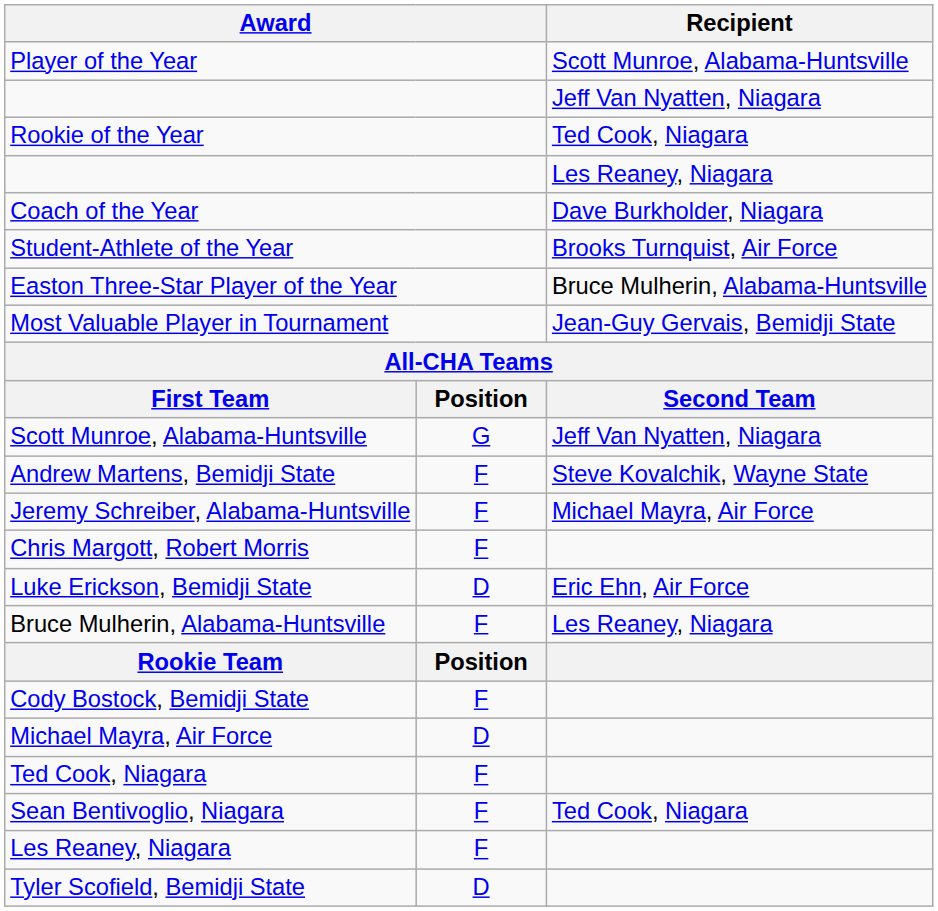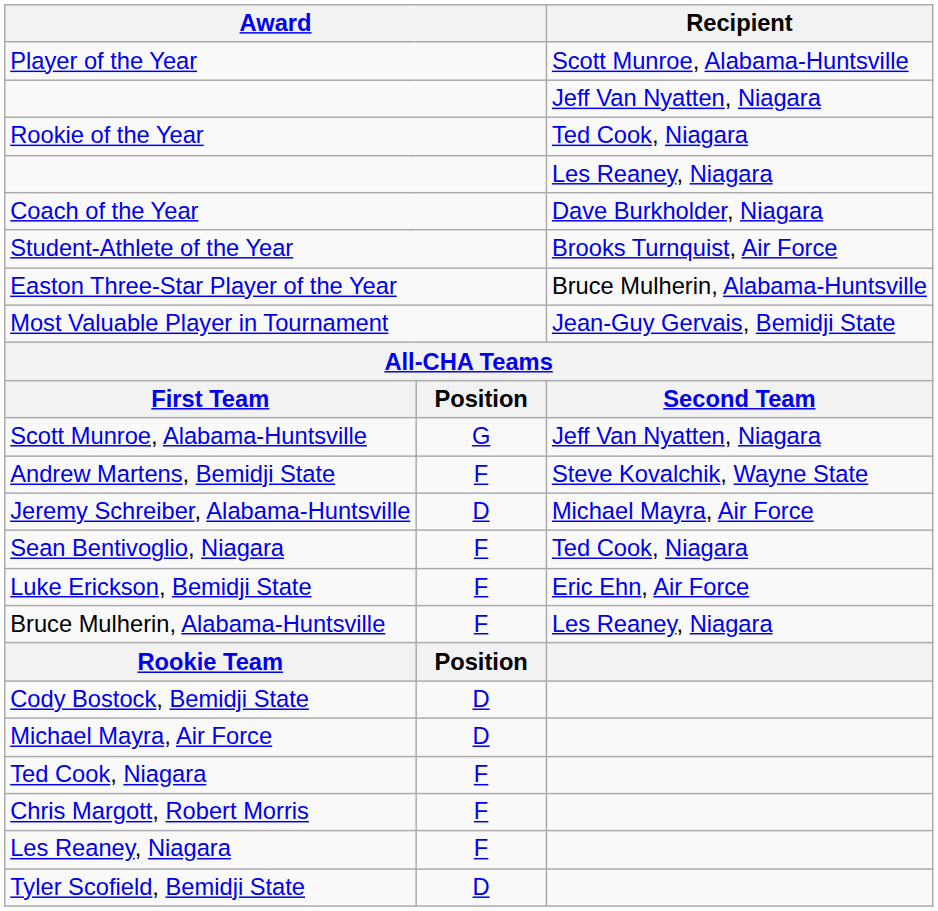(481, 511) F -> (481, 511) D
rows swapped: (147, 811) <-> (160, 549)
(481, 586) D -> (481, 586) F
(481, 699) F -> (481, 699) D
